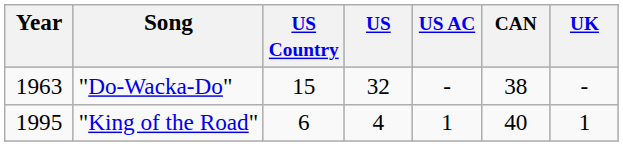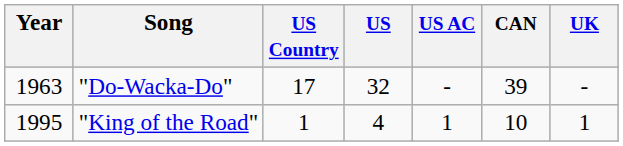(304, 85) 15 -> (304, 85) 17
(516, 85) 38 -> (516, 85) 39
(304, 122) 6 -> (304, 122) 1
(516, 122) 40 -> (516, 122) 10
